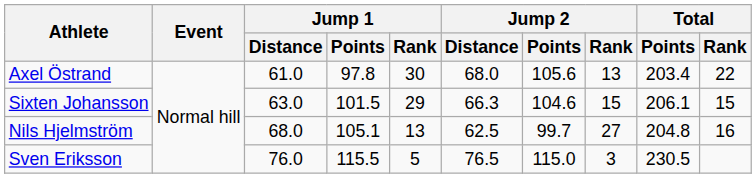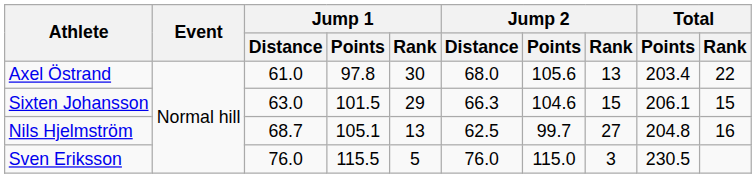(286, 131) 68.0 -> (286, 131) 68.7
(482, 159) 76.5 -> (482, 159) 76.0
